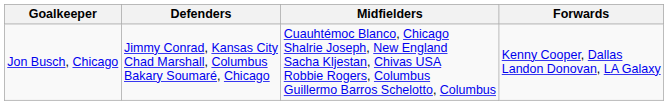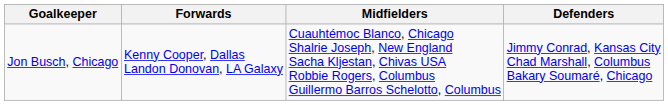columns swapped: (201, 14) <-> (581, 14)
